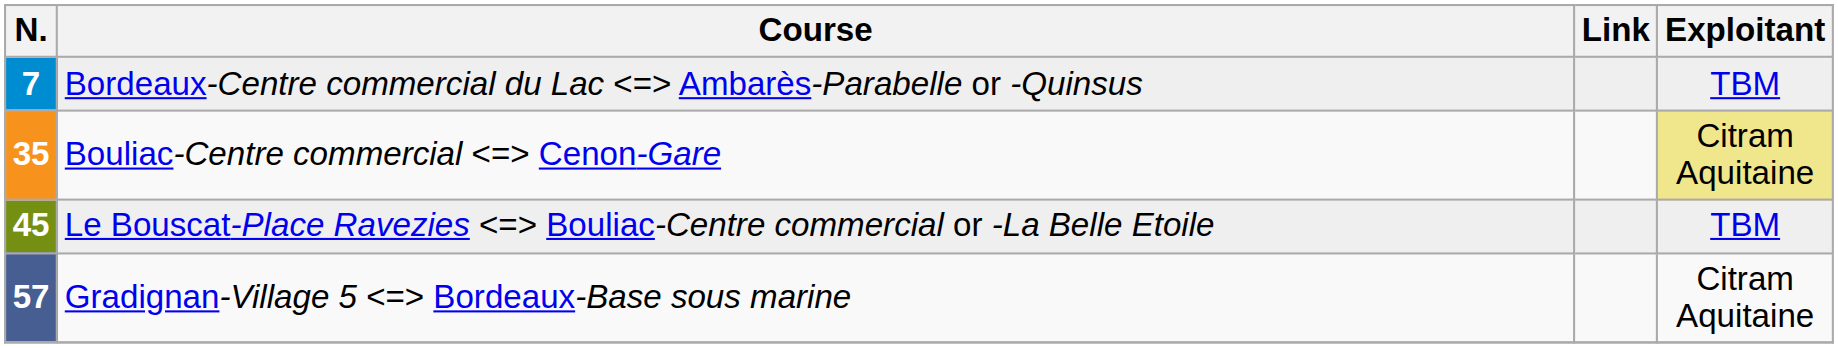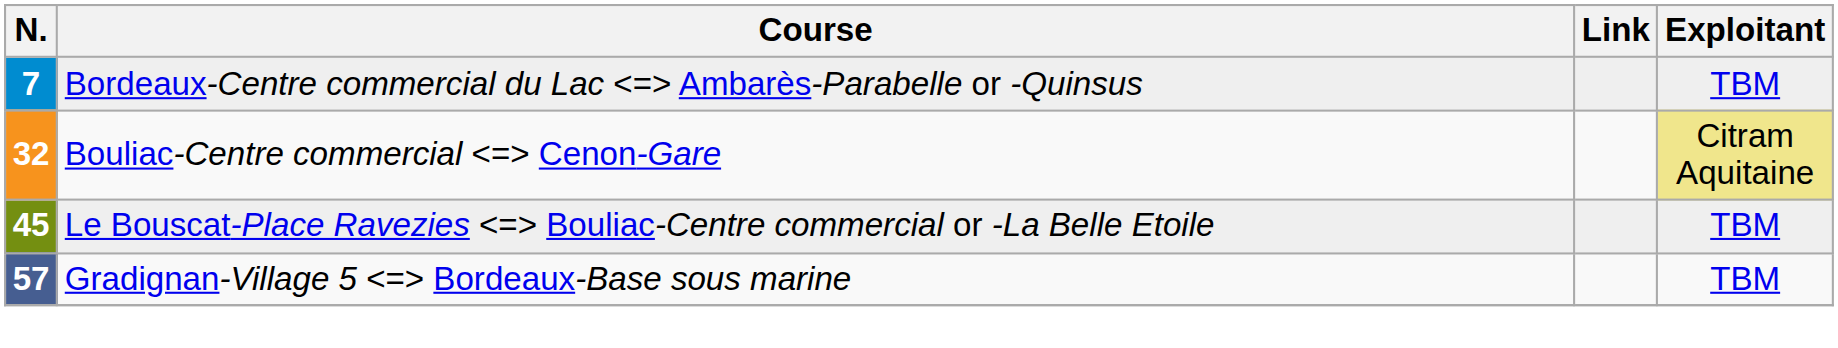(31, 154) 35 -> (31, 154) 32
(1745, 296) Citram Aquitaine -> (1745, 278) TBM
